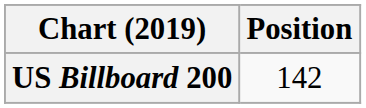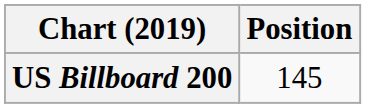(299, 77) 142 -> (299, 77) 145
